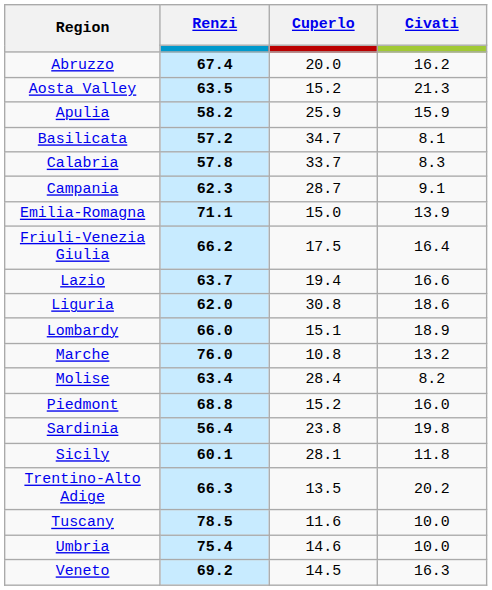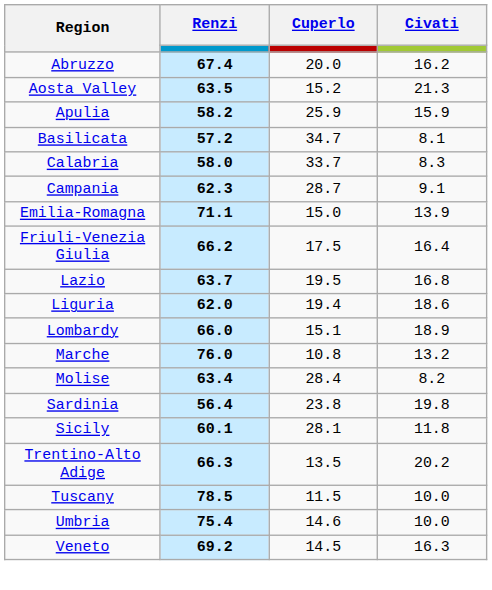(215, 164) 57.8 -> (215, 164) 58.0
(323, 281) 19.4 -> (323, 281) 19.5
(432, 281) 16.6 -> (432, 281) 16.8
(323, 305) 30.8 -> (323, 305) 19.4
- row: (83, 405)
(323, 522) 11.6 -> (323, 497) 11.5
